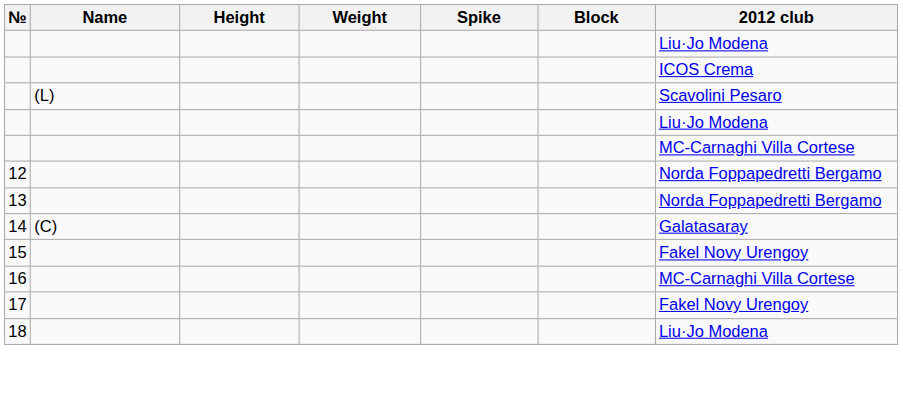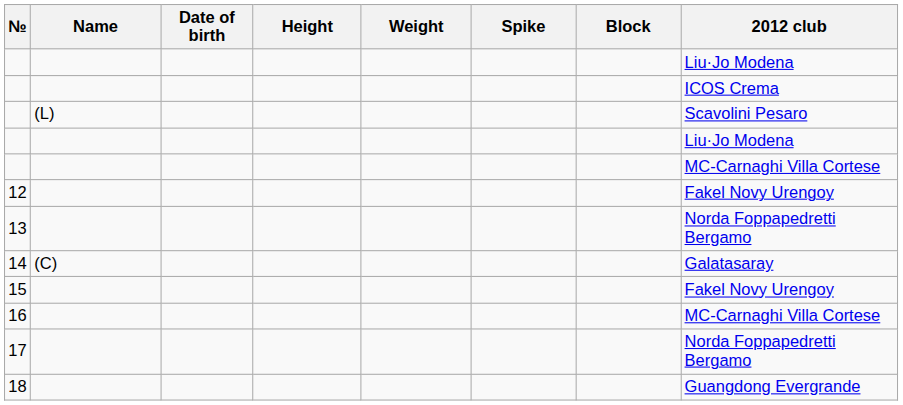+ column: (207, 26)
(770, 174) Norda Foppapedretti Bergamo -> (759, 192) Fakel Novy Urengoy
(734, 305) Fakel Novy Urengoy -> (760, 351) Norda Foppapedretti Bergamo
(713, 331) Liu·Jo Modena -> (773, 386) Guangdong Evergrande
